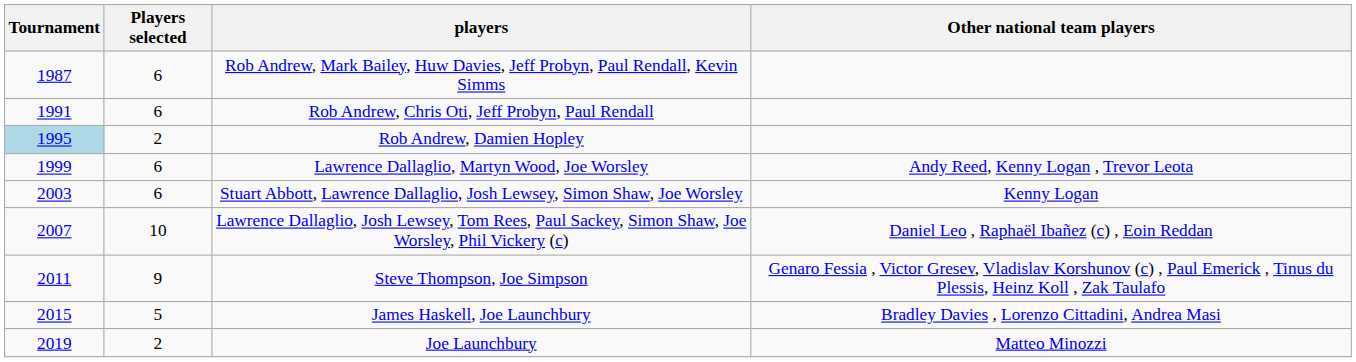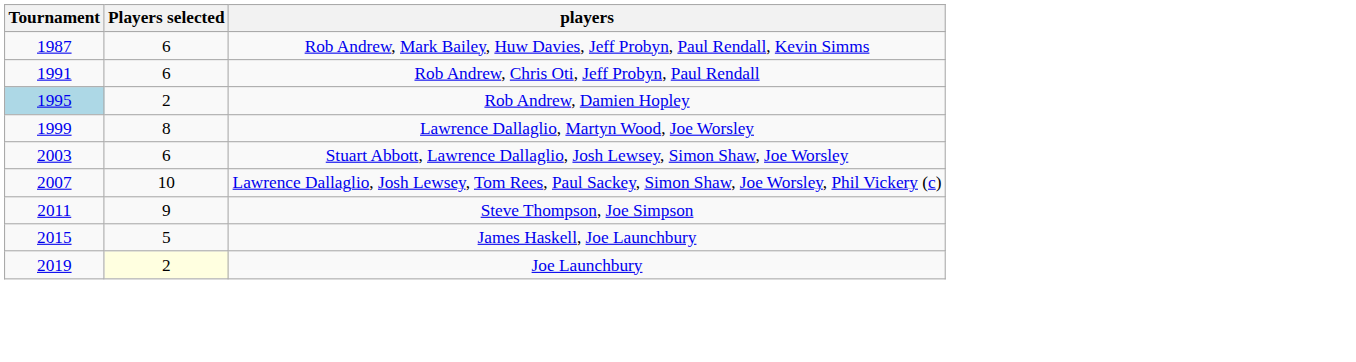- column: (1051, 27)
(158, 166) 6 -> (166, 127) 8
(158, 342) no background -> (166, 264) lightyellow background
